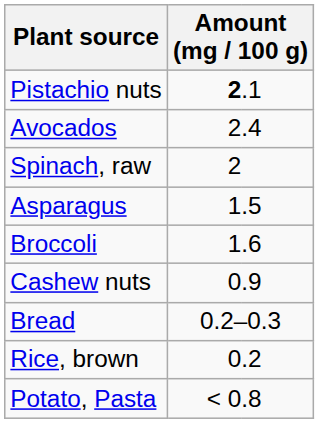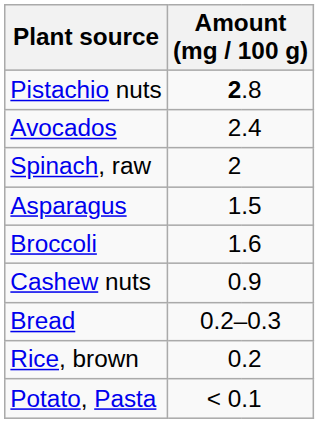(251, 89) .1 -> (258, 89) .8
(258, 398) .8 -> (251, 398) .1
